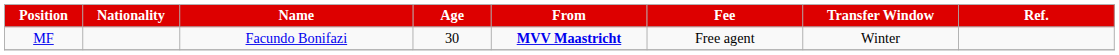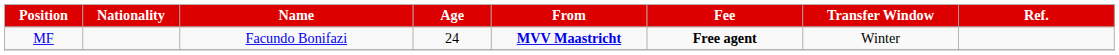(452, 38) 30 -> (452, 38) 24
(725, 38) normal -> (725, 38) bold
